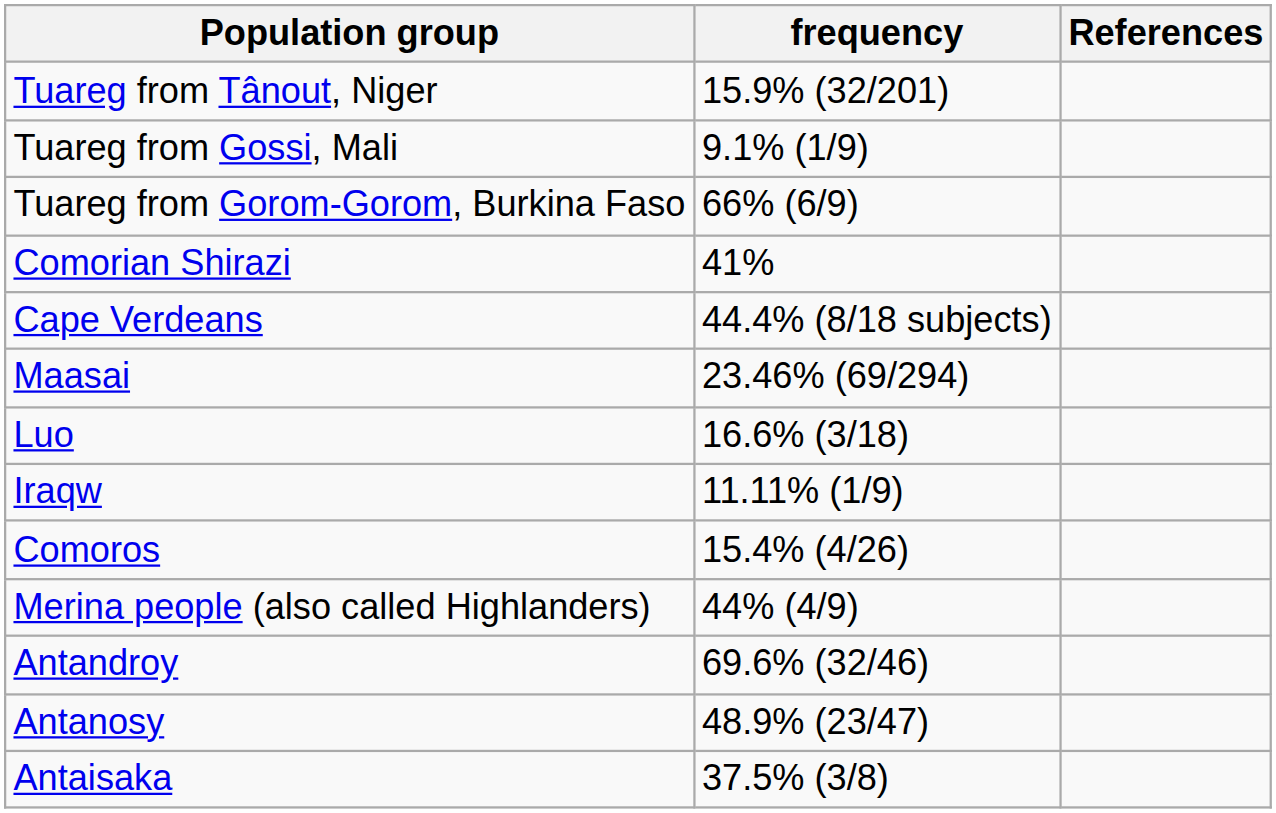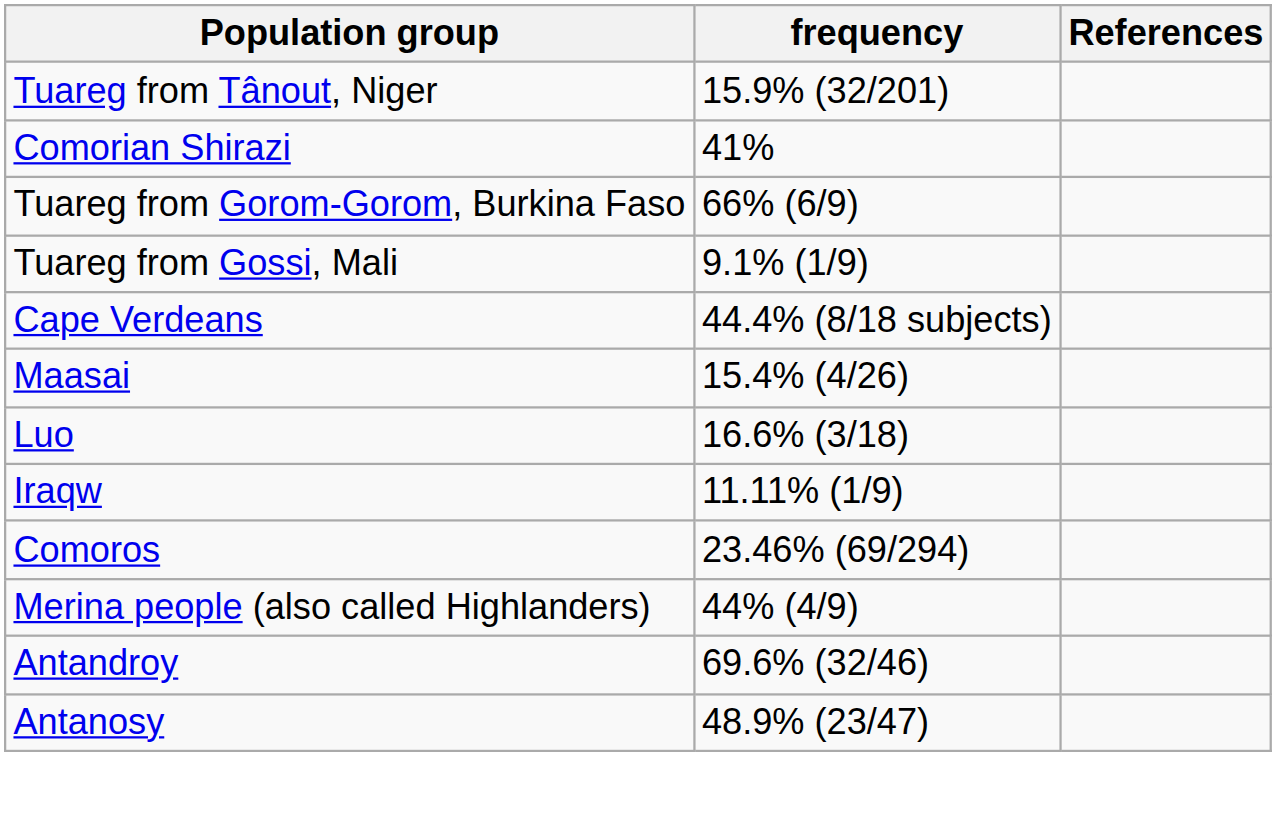rows swapped: (152, 262) <-> (206, 147)
(836, 377) 23.46% (69/294) -> (806, 377) 15.4% (4/26)
(806, 549) 15.4% (4/26) -> (836, 549) 23.46% (69/294)
- row: (93, 778)
